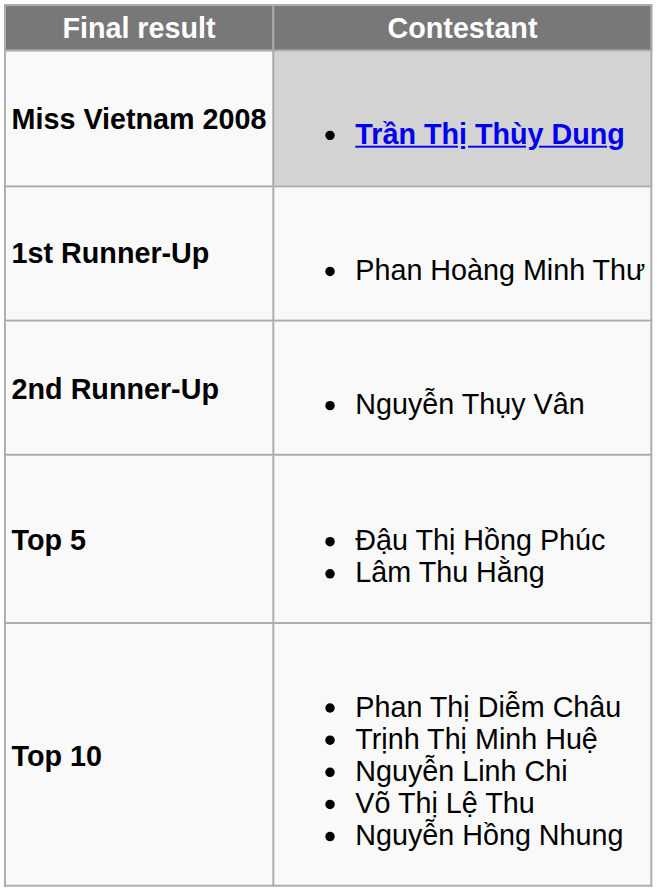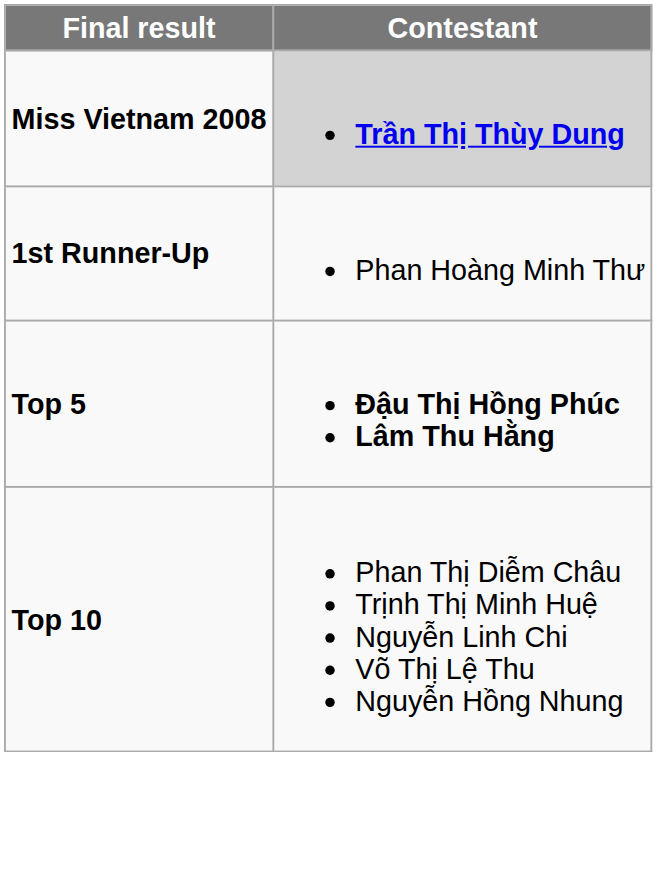- row: (115, 388)
(463, 555) normal -> (463, 420) bold
